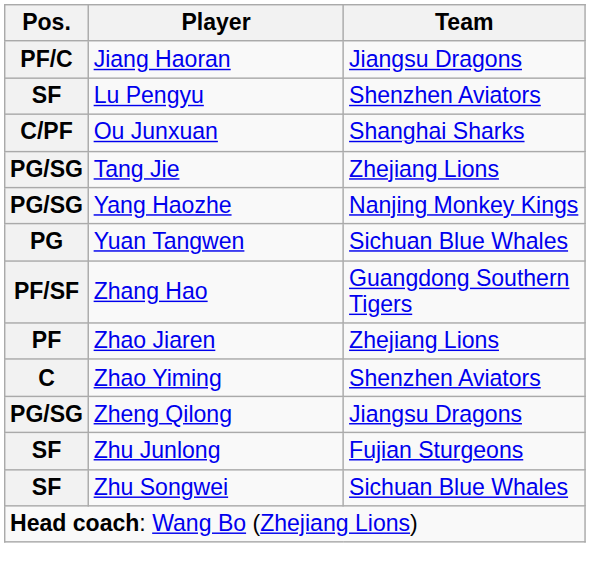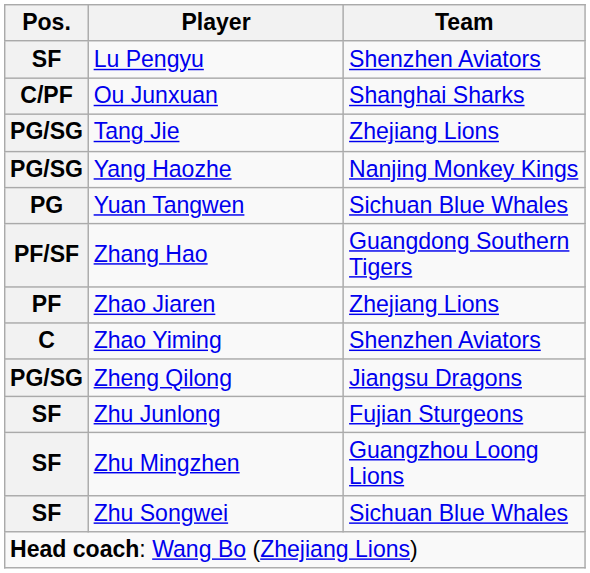- row: (162, 59)
+ row: (167, 463)
